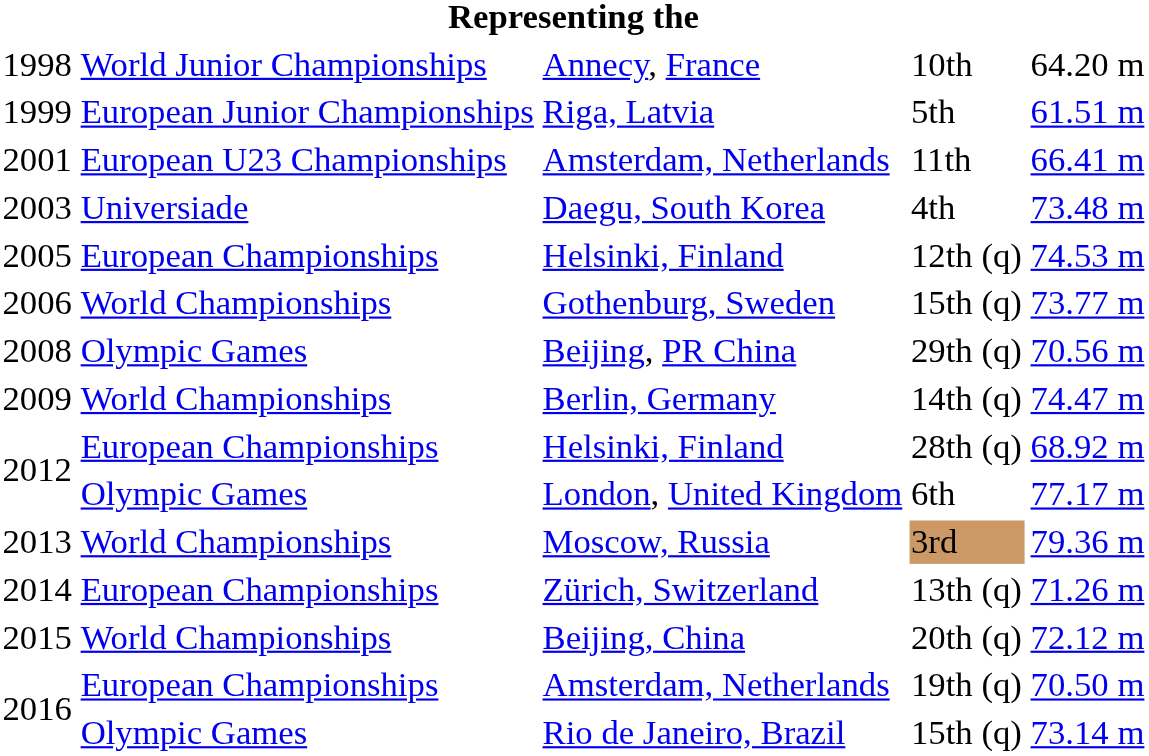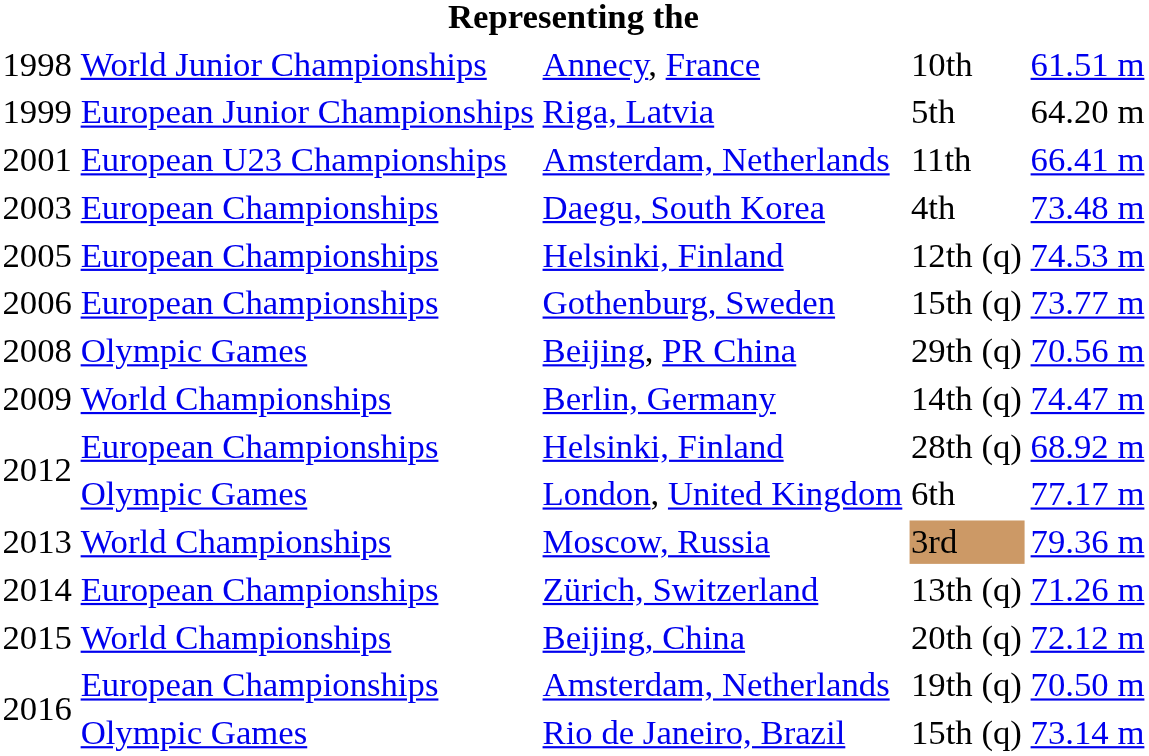(1087, 64) 64.20 m -> (1087, 64) 61.51 m
(1087, 111) 61.51 m -> (1087, 111) 64.20 m
(165, 207) Universiade -> (260, 207) European Championships
(236, 302) World Championships -> (260, 302) European Championships
